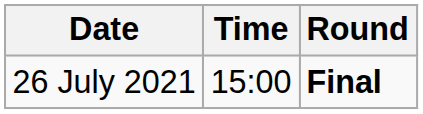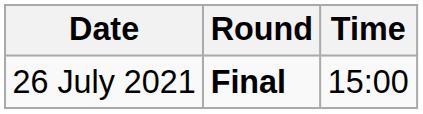columns swapped: (251, 30) <-> (358, 30)
